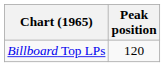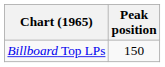(134, 51) 120 -> (134, 51) 150
